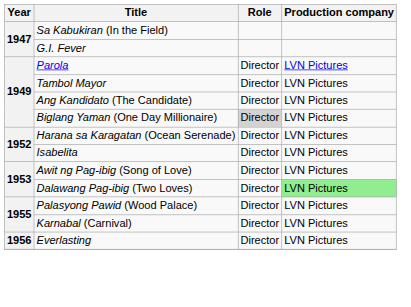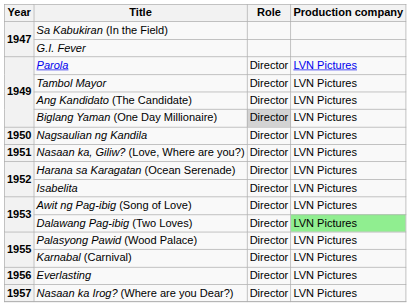+ row: (92, 135)
+ row: (141, 153)
+ row: (135, 293)
